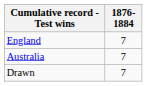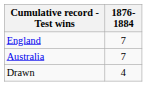(123, 72) 7 -> (123, 72) 4
